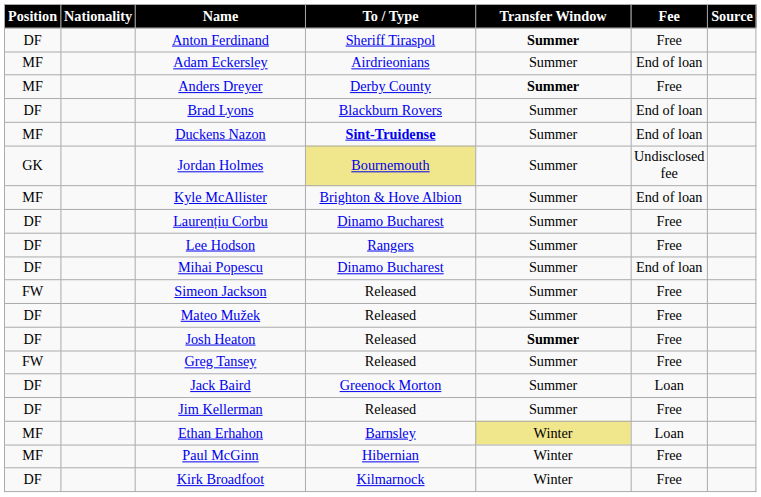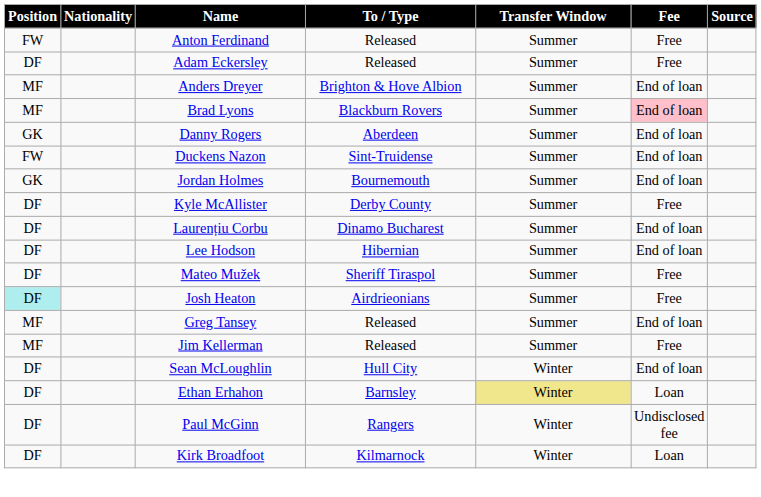(33, 40) DF -> (33, 40) FW
(390, 40) Sheriff Tiraspol -> (390, 40) Released
(553, 40) bold -> (553, 40) normal
(33, 63) MF -> (33, 63) DF
(390, 63) Airdrieonians -> (390, 63) Released
(669, 63) End of loan -> (669, 63) Free
(390, 87) Derby County -> (390, 87) Brighton & Hove Albion
(553, 87) bold -> (553, 87) normal
(669, 87) Free -> (669, 87) End of loan
(33, 110) DF -> (33, 110) MF
(669, 110) no background -> (669, 110) pink background
+ row: (220, 134)
(33, 134) MF -> (33, 157) FW
(390, 134) bold -> (390, 157) normal
(390, 166) khaki background -> (390, 181) no background
(669, 166) Undisclosed fee -> (669, 181) End of loan
(33, 198) MF -> (33, 204) DF
(390, 198) Brighton & Hove Albion -> (390, 204) Derby County
(669, 198) End of loan -> (669, 204) Free
(669, 221) Free -> (669, 228) End of loan
(390, 245) Rangers -> (390, 251) Hibernian
(669, 245) Free -> (669, 251) End of loan
- row: (220, 268)
- row: (220, 292)
(390, 315) Released -> (390, 275) Sheriff Tiraspol
(33, 339) no background -> (33, 298) paleturquoise background
(390, 339) Released -> (390, 298) Airdrieonians
(553, 339) bold -> (553, 298) normal
(33, 362) FW -> (33, 322) MF
(669, 362) Free -> (669, 322) End of loan
- row: (220, 386)
(33, 409) DF -> (33, 345) MF
+ row: (220, 369)
(33, 433) MF -> (33, 392) DF
(33, 456) MF -> (33, 424) DF
(390, 456) Hibernian -> (390, 424) Rangers
(669, 456) Free -> (669, 424) Undisclosed fee
(669, 480) Free -> (669, 456) Loan
